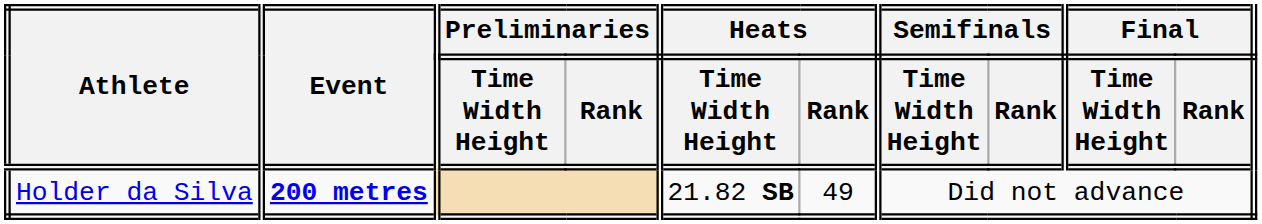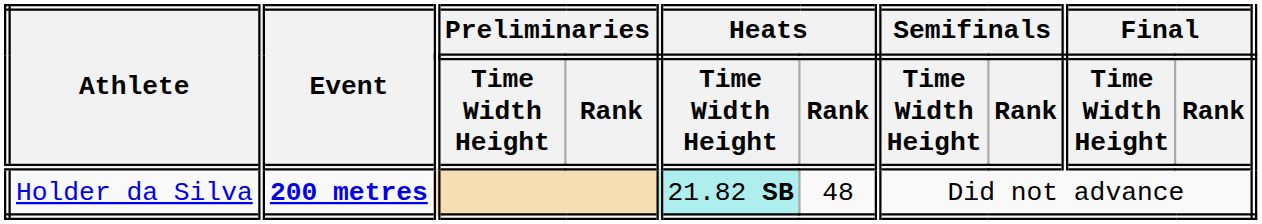(731, 192) no background -> (731, 192) paleturquoise background
(838, 192) 49 -> (838, 192) 48
